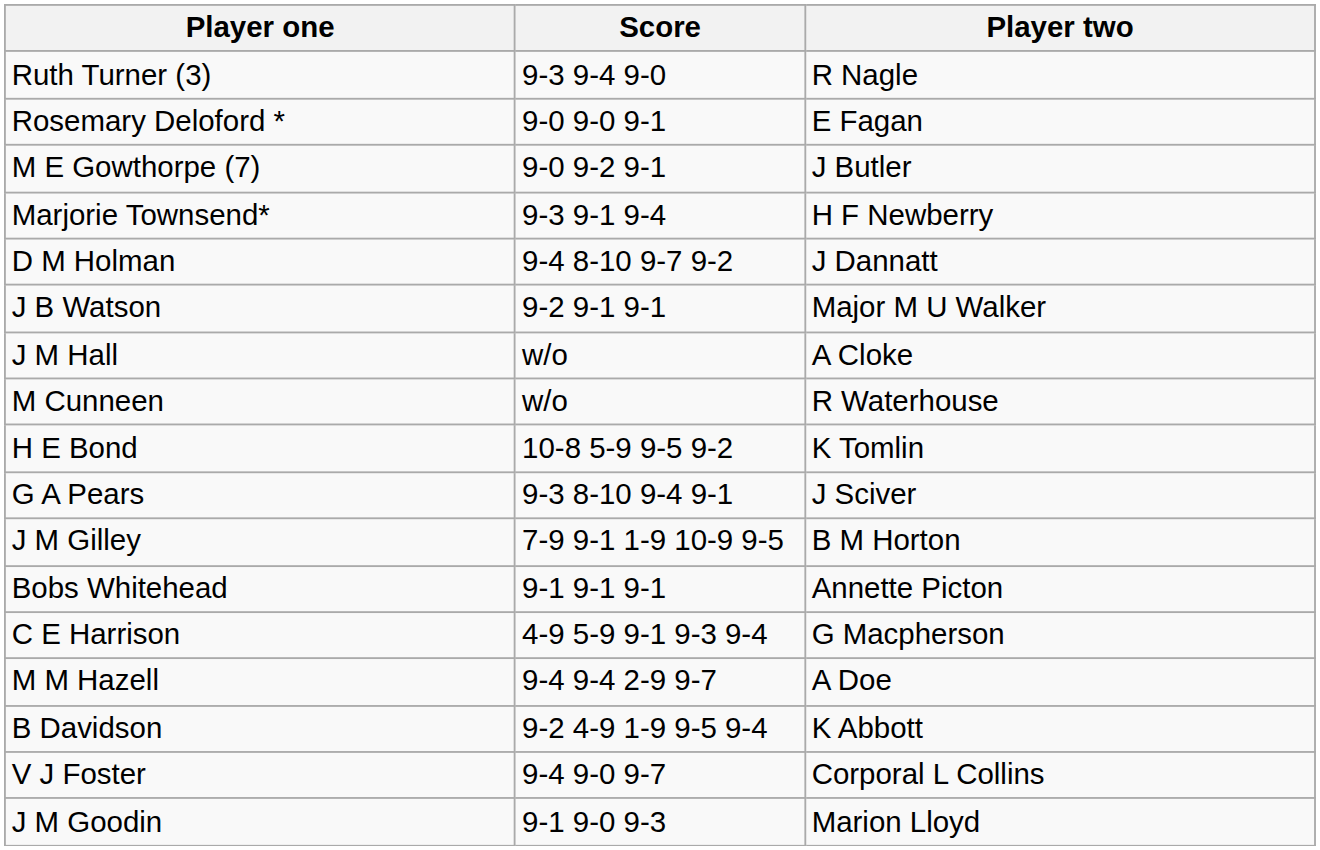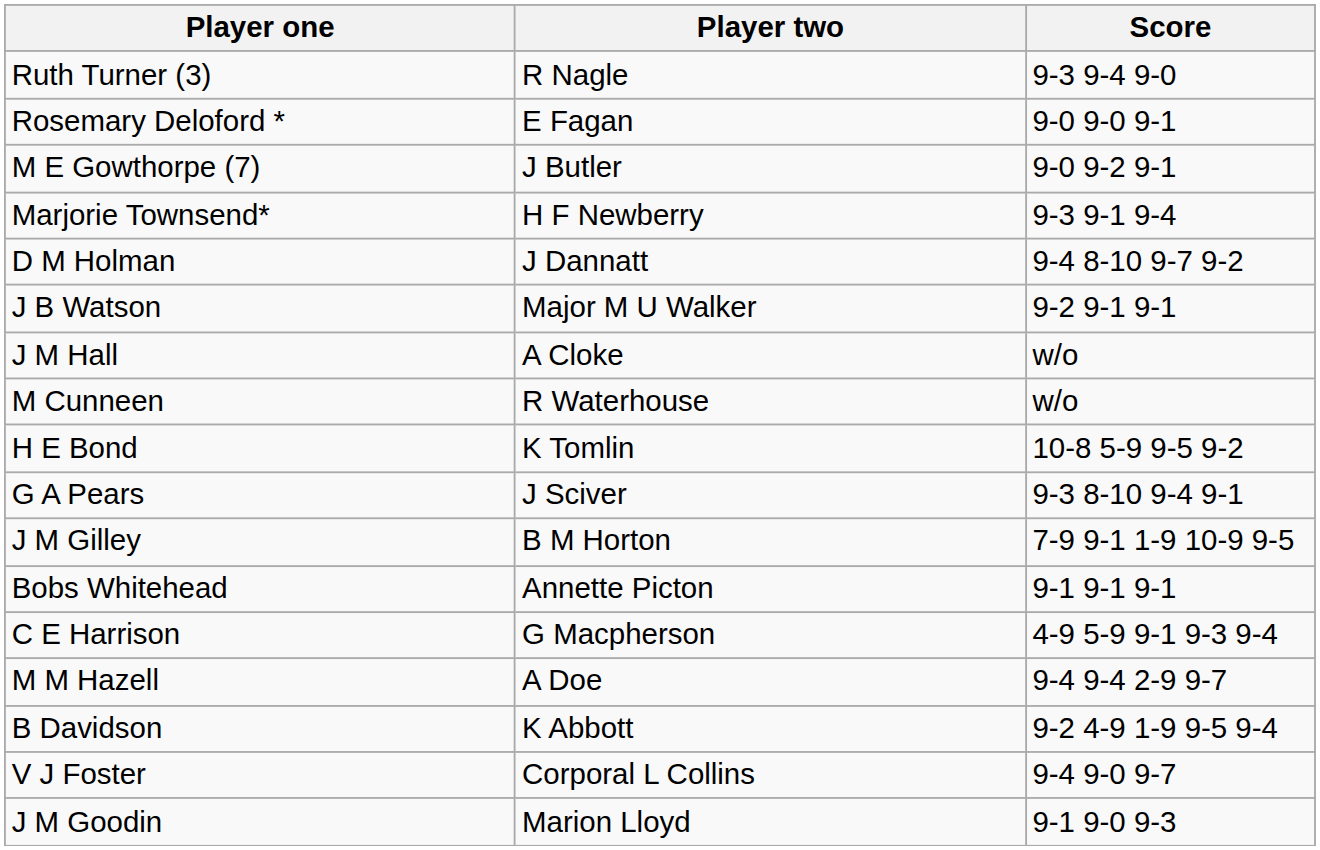columns swapped: (1060, 27) <-> (660, 27)
